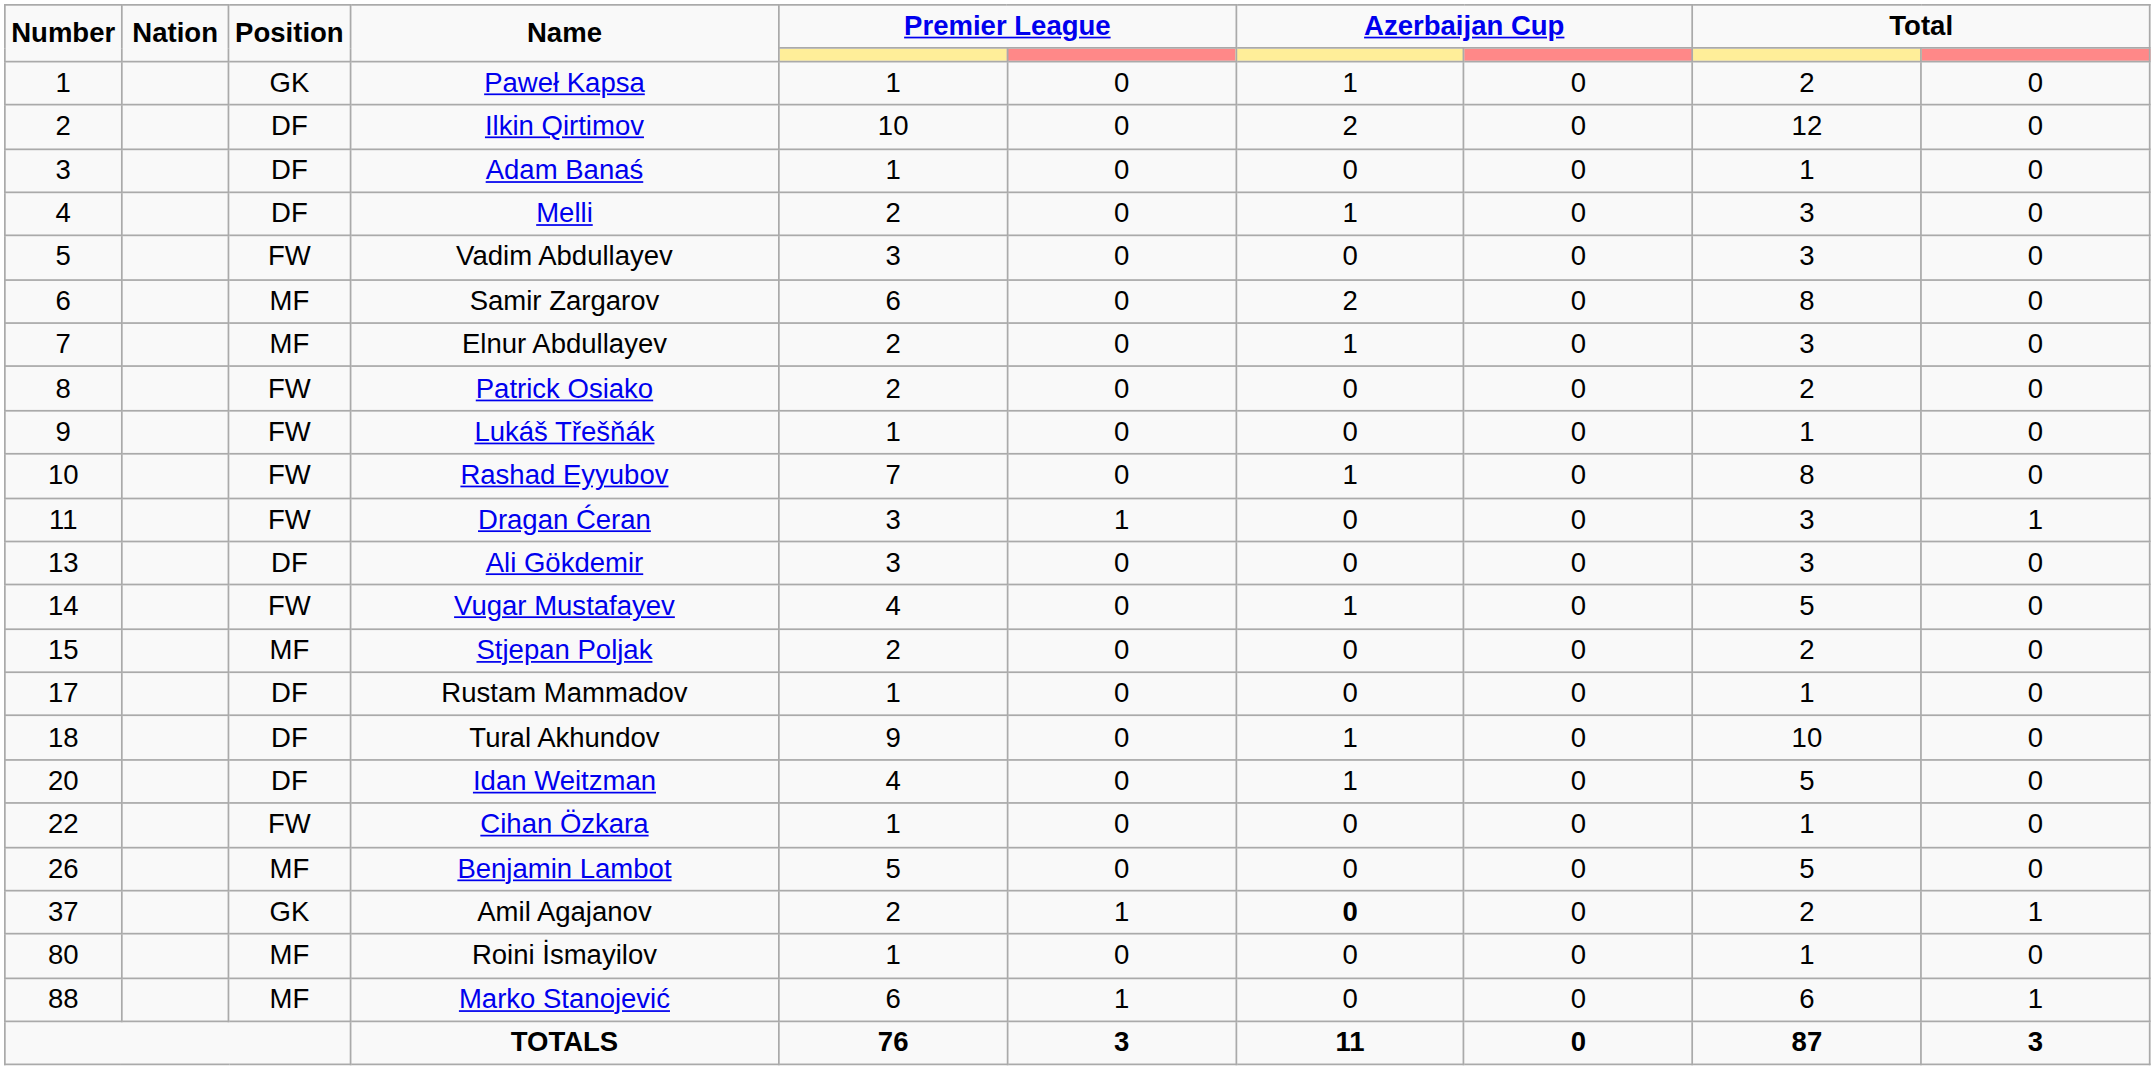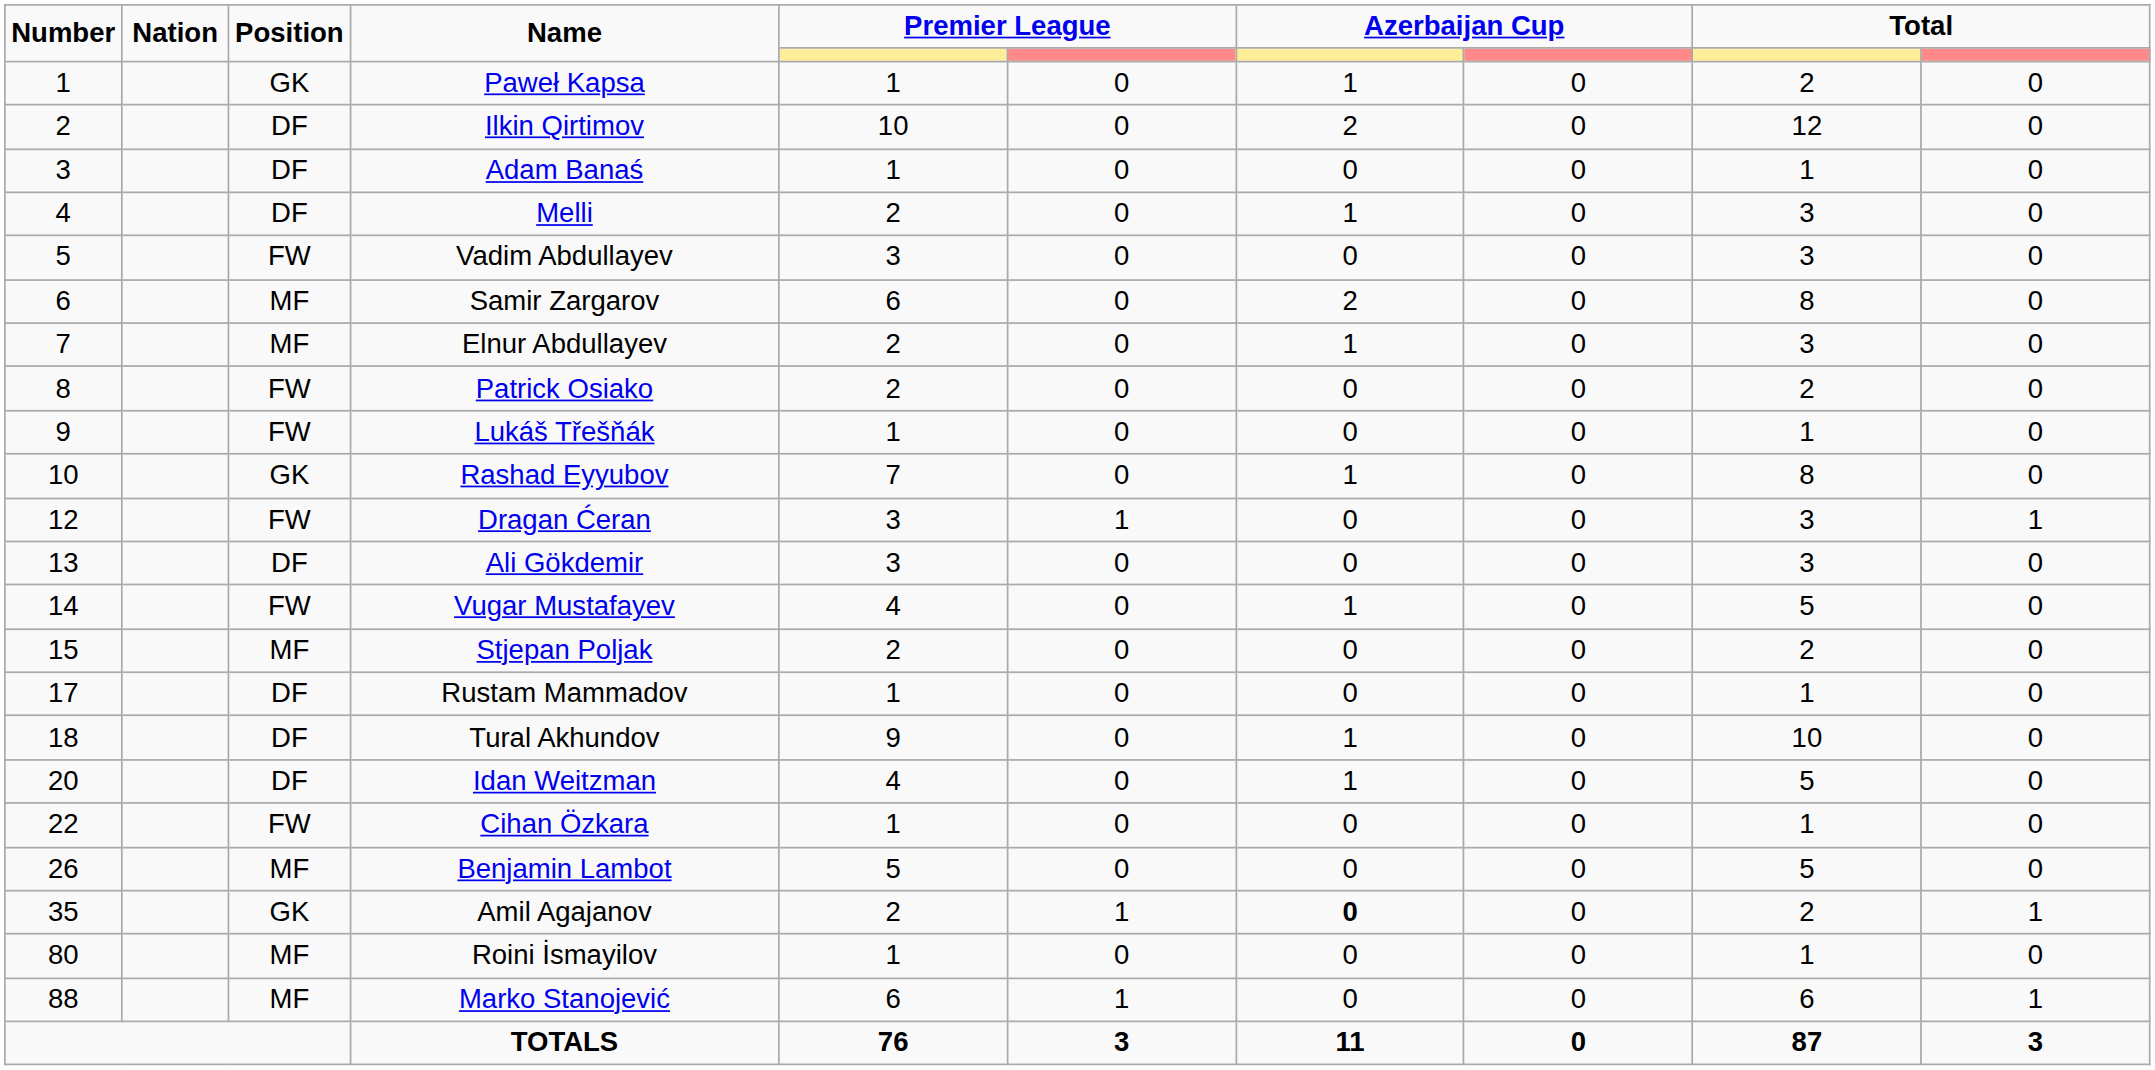(289, 475) FW -> (289, 475) GK
(63, 519) 11 -> (63, 519) 12
(63, 911) 37 -> (63, 911) 35
